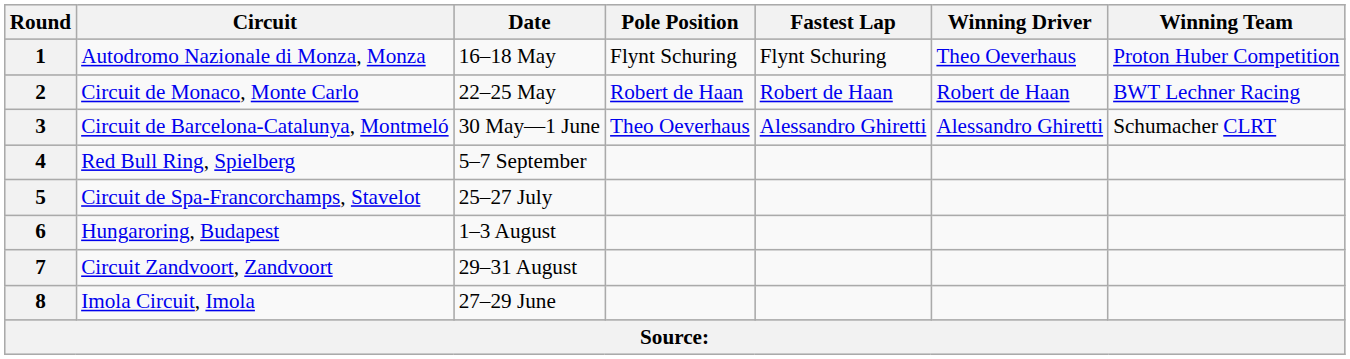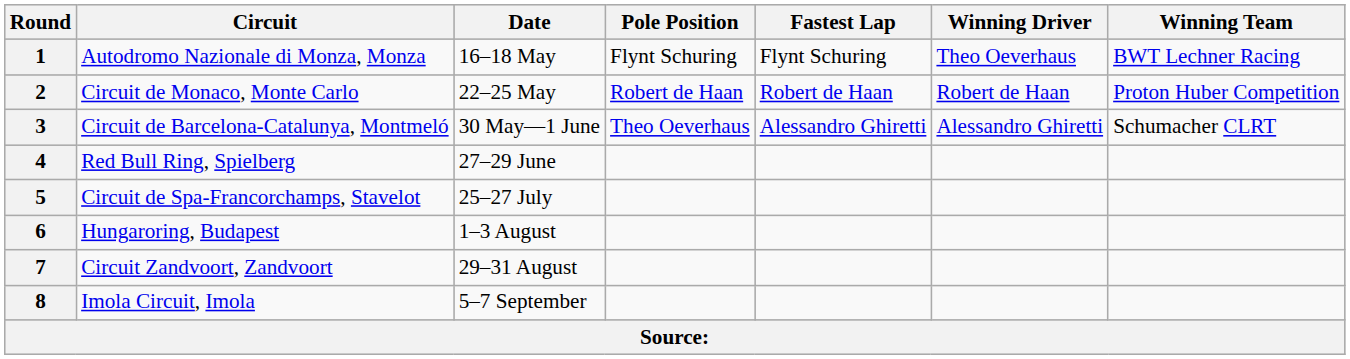(1226, 56) Proton Huber Competition -> (1207, 56) BWT Lechner Racing
(1207, 91) BWT Lechner Racing -> (1226, 91) Proton Huber Competition
(523, 161) 5–7 September -> (507, 161) 27–29 June
(507, 301) 27–29 June -> (523, 301) 5–7 September
